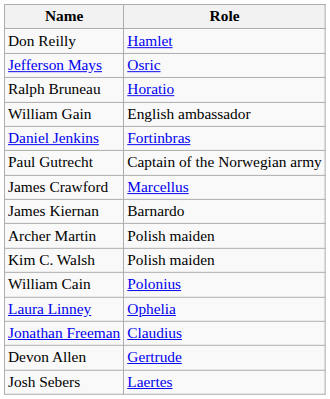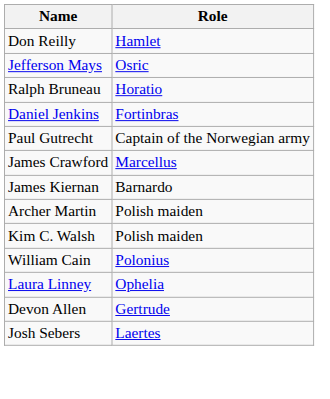- row: (50, 114)
- row: (64, 333)
